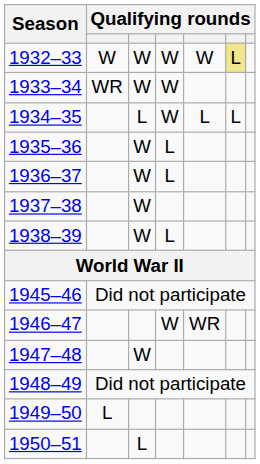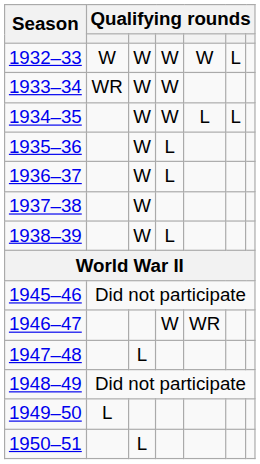(236, 57) khaki background -> (236, 57) no background
(142, 117) L -> (142, 117) W
(142, 354) W -> (142, 354) L
